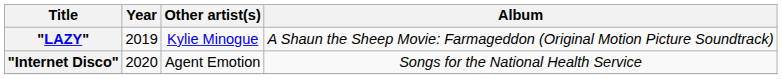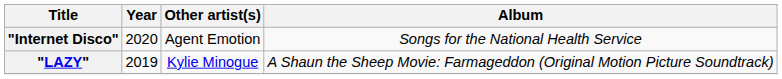rows swapped: (63, 39) <-> (63, 62)
